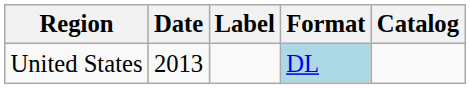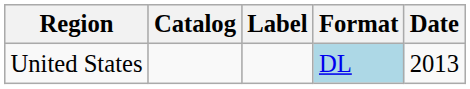columns swapped: (179, 24) <-> (418, 24)
